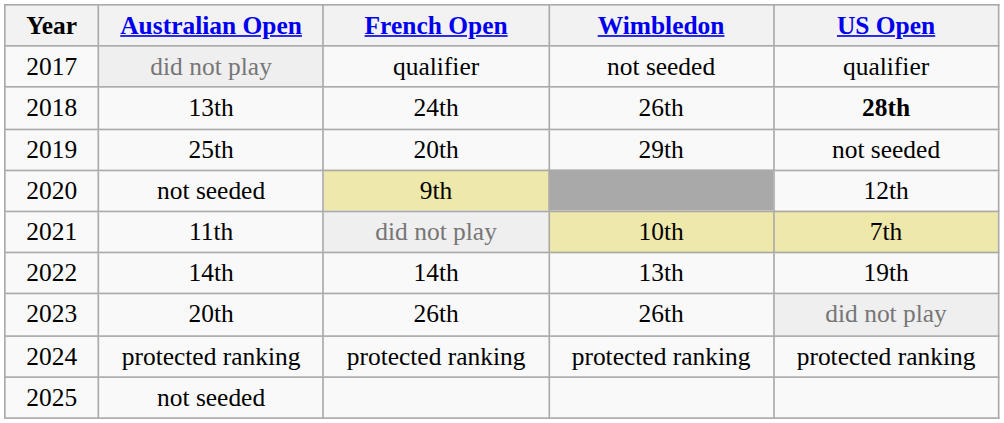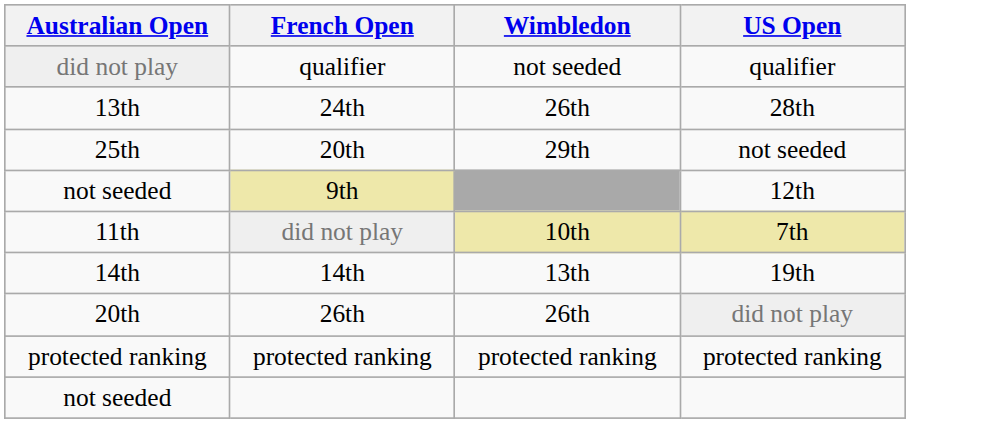- column: (52, 24)
(886, 107) bold -> (792, 107) normal
